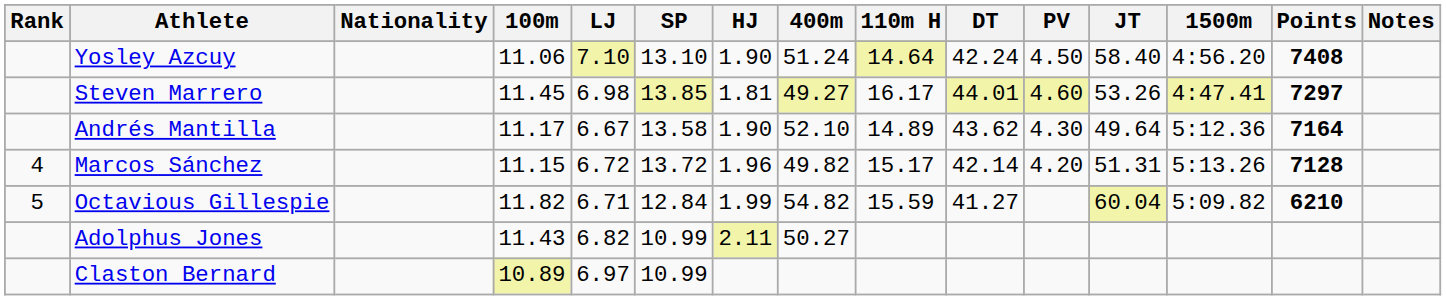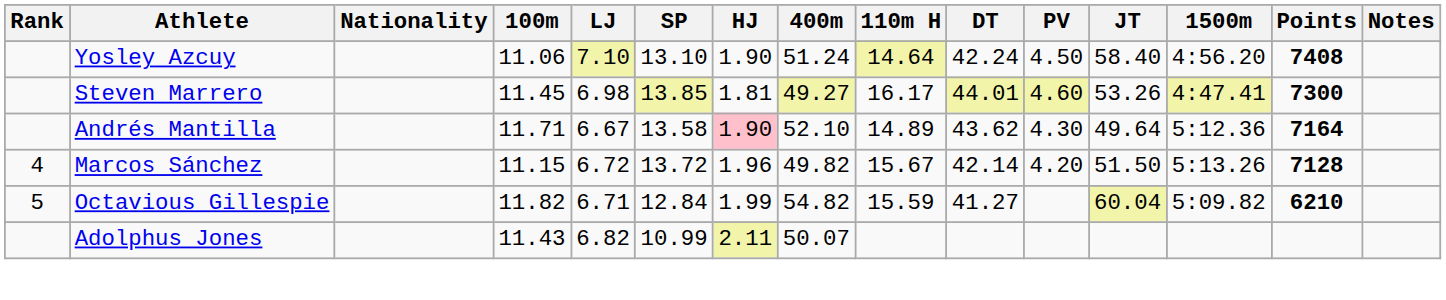(1317, 95) 7297 -> (1317, 95) 7300
(532, 132) 11.17 -> (532, 132) 11.71
(745, 132) no background -> (745, 132) pink background
(901, 168) 15.17 -> (901, 168) 15.67
(1128, 168) 51.31 -> (1128, 168) 51.50
(816, 240) 50.27 -> (816, 240) 50.07
- row: (175, 276)
